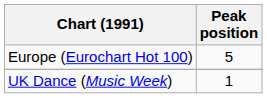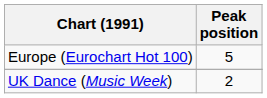(229, 81) 1 -> (229, 81) 2
